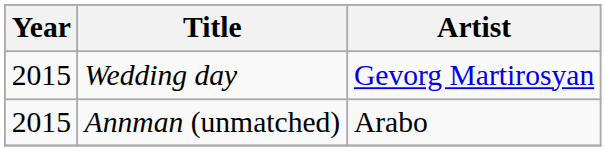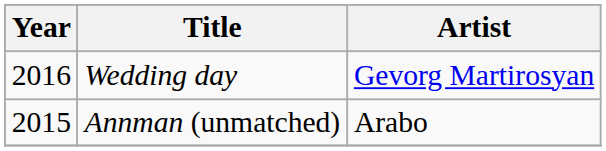(41, 74) 2015 -> (41, 74) 2016
